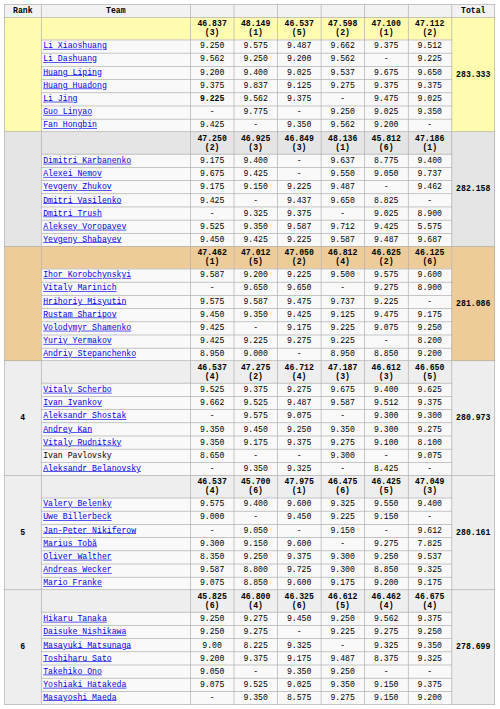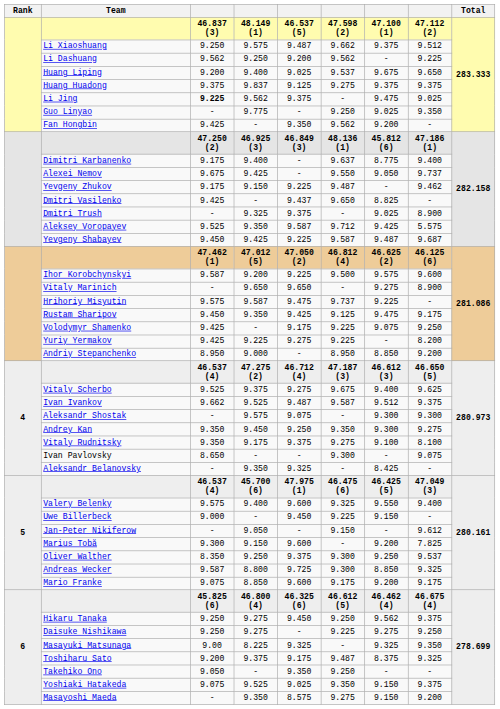(386, 544) 9.275 -> (386, 544) 9.200
